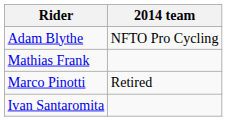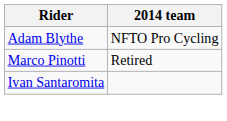- row: (49, 60)
